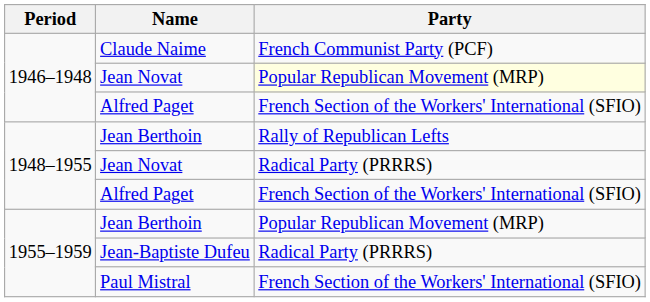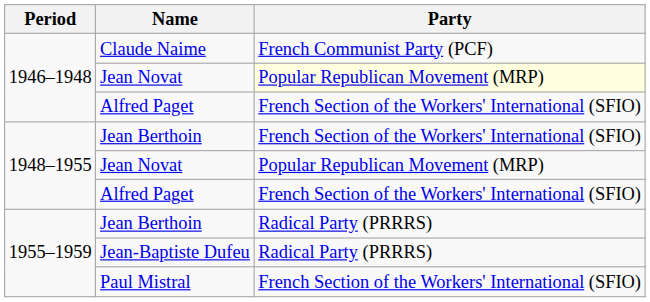(354, 135) Rally of Republican Lefts -> (450, 135) French Section of the Workers' International (SFIO)
(345, 164) Radical Party (PRRRS) -> (401, 164) Popular Republican Movement (MRP)
(401, 223) Popular Republican Movement (MRP) -> (345, 223) Radical Party (PRRRS)
